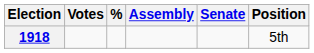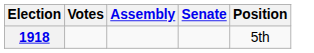- column: (116, 15)
